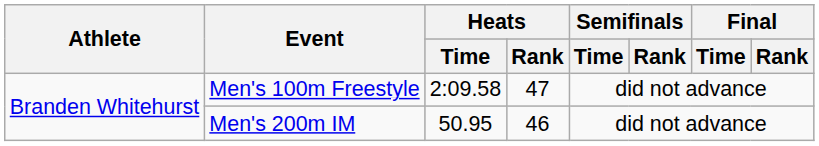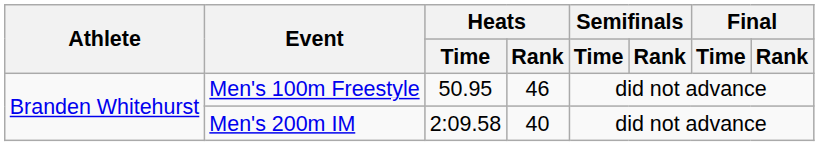(465, 90) 2:09.58 -> (465, 90) 50.95
(538, 90) 47 -> (538, 90) 46
(465, 124) 50.95 -> (465, 124) 2:09.58
(538, 124) 46 -> (538, 124) 40
